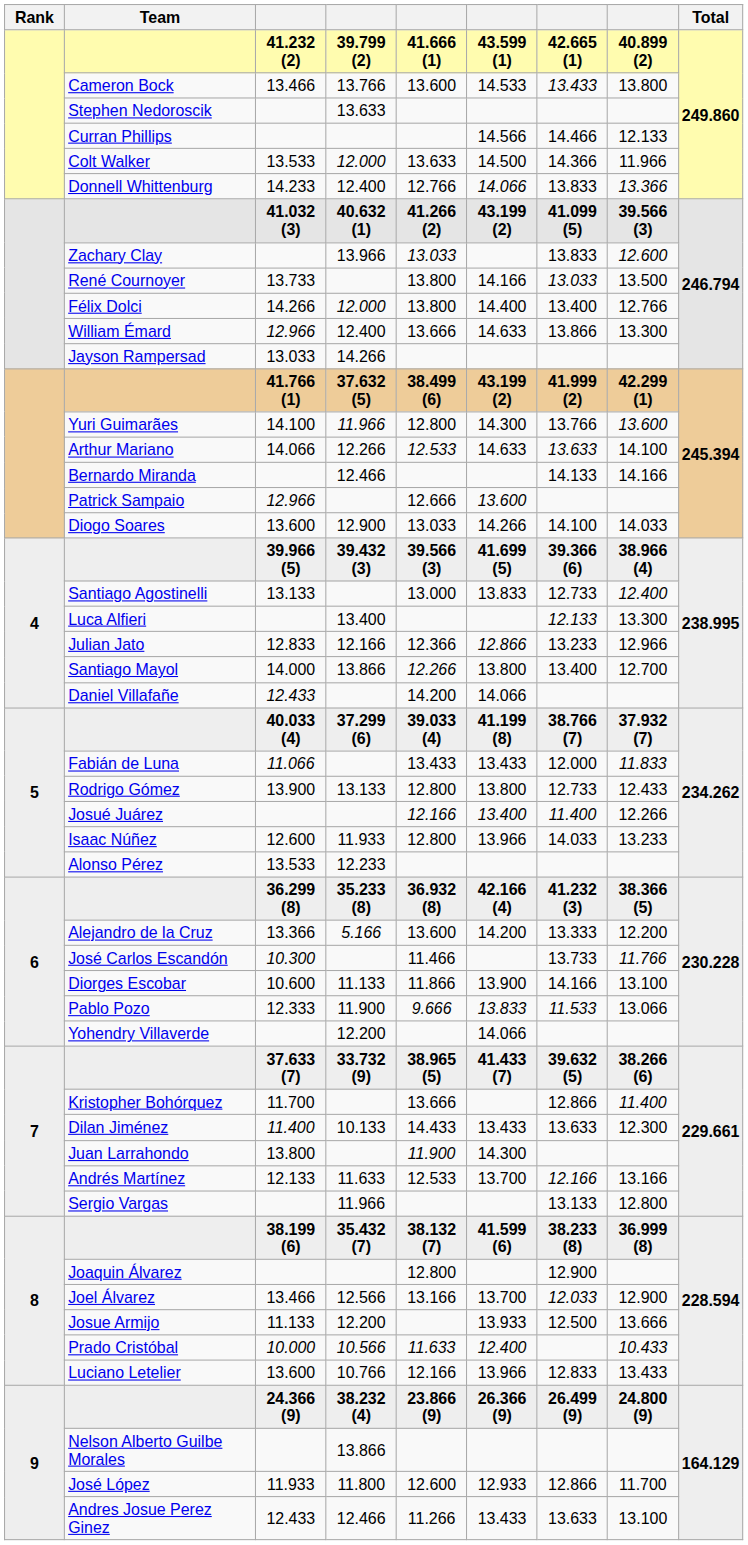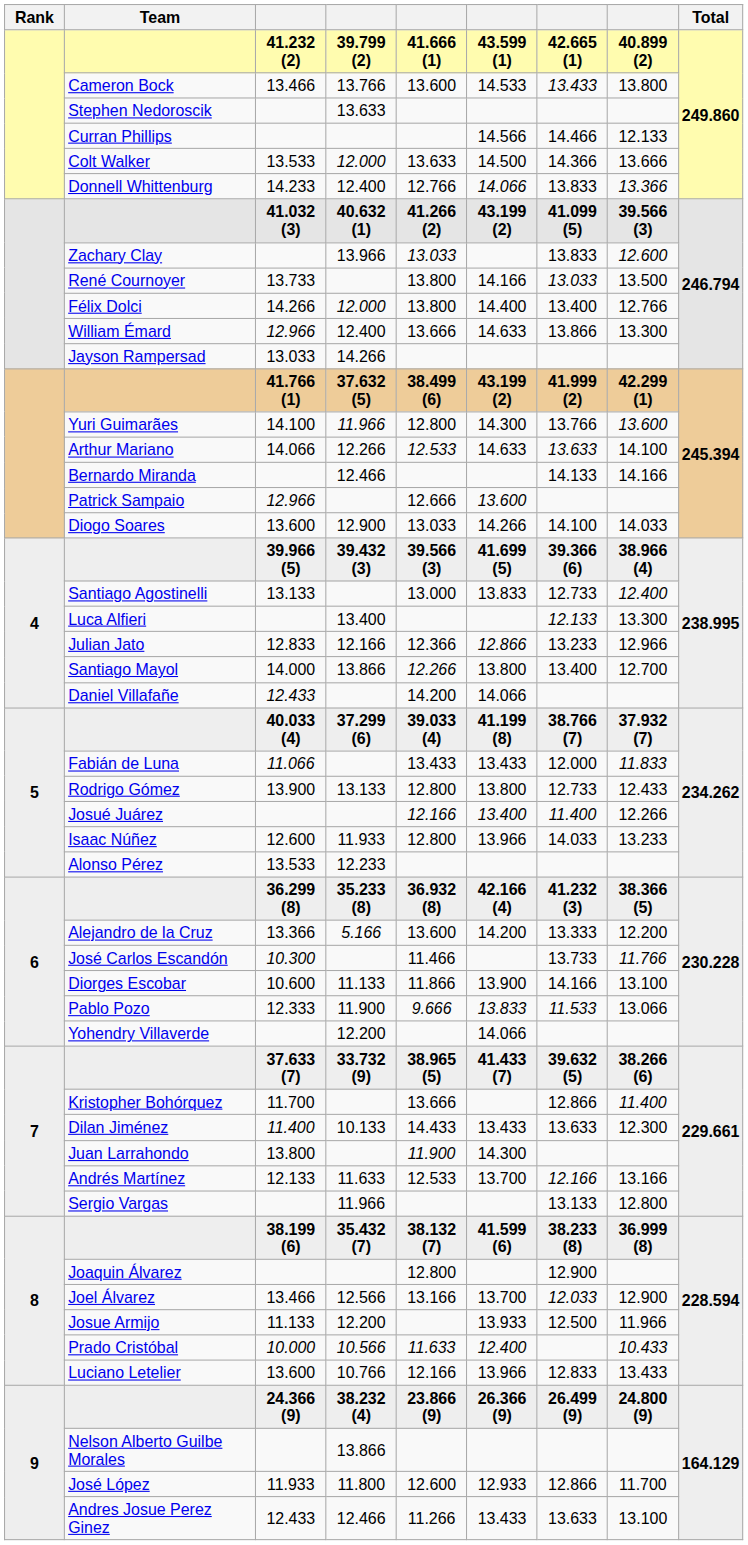(643, 162) 11.966 -> (643, 162) 13.666
(643, 1322) 13.666 -> (643, 1322) 11.966
